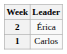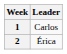rows swapped: (17, 42) <-> (17, 27)
